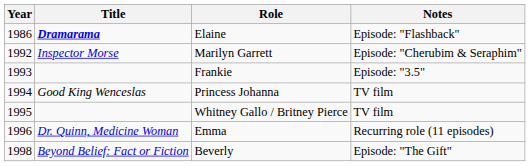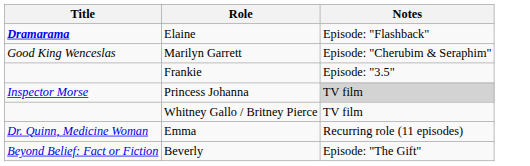- column: (20, 14)
(78, 53) Inspector Morse -> (61, 53) Good King Wenceslas
(92, 92) Good King Wenceslas -> (48, 92) Inspector Morse
(373, 92) no background -> (343, 92) lightgrey background
